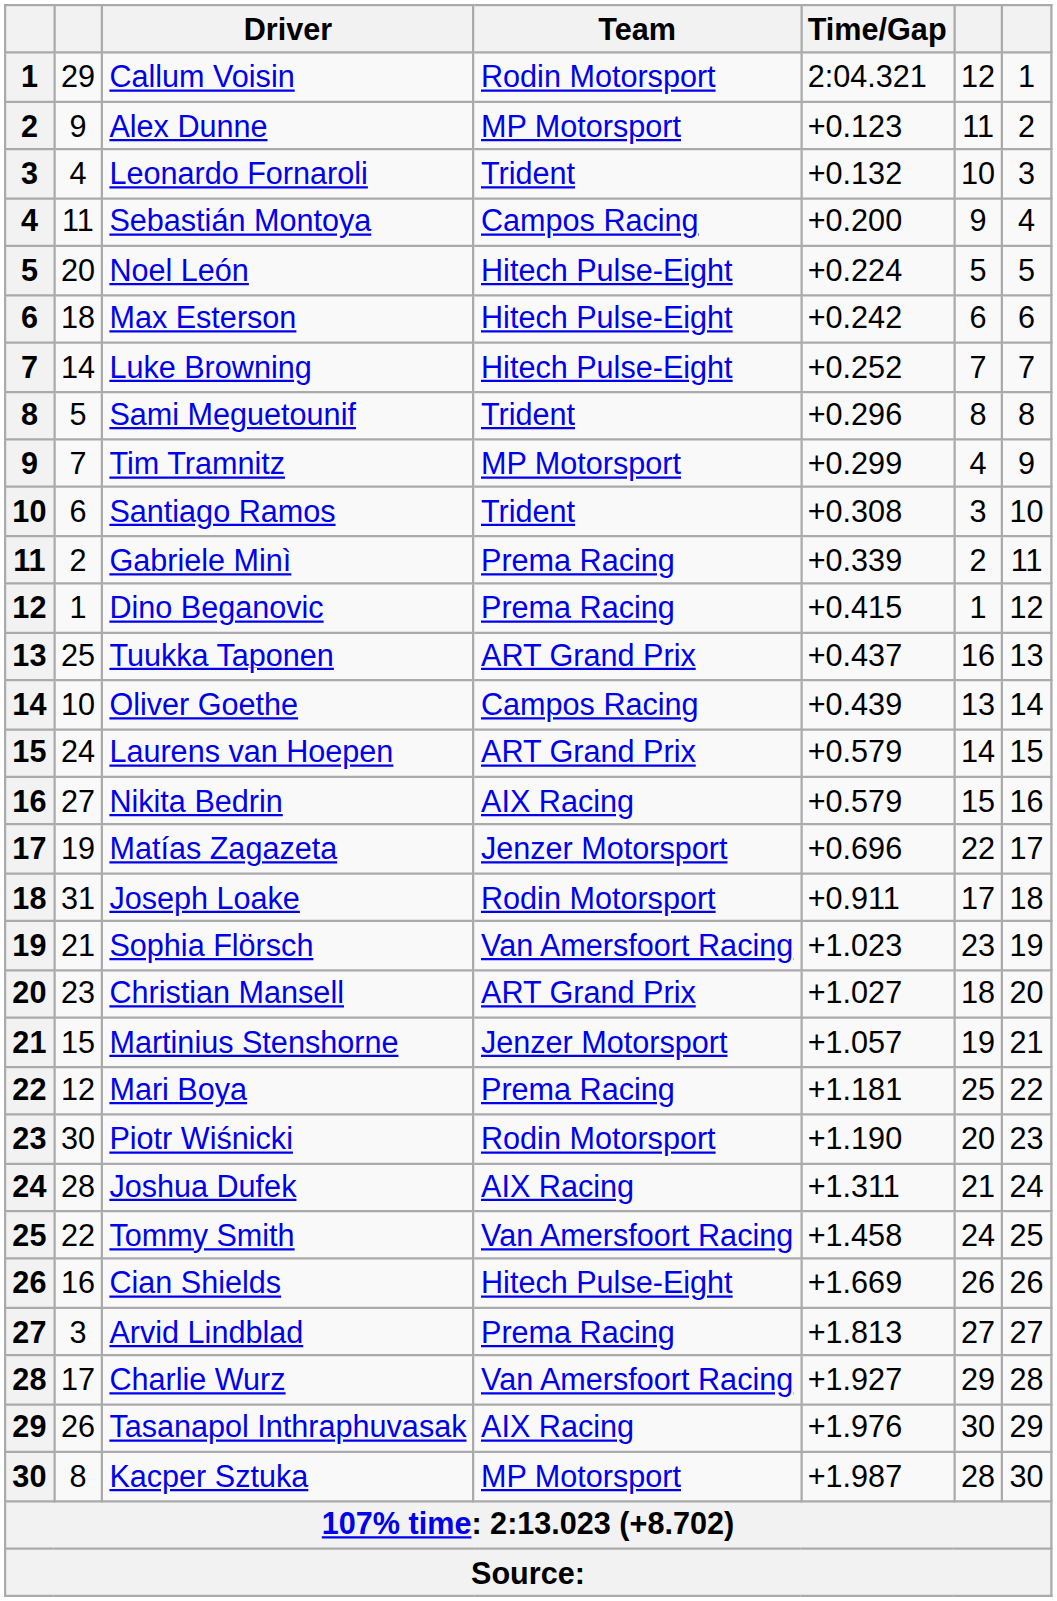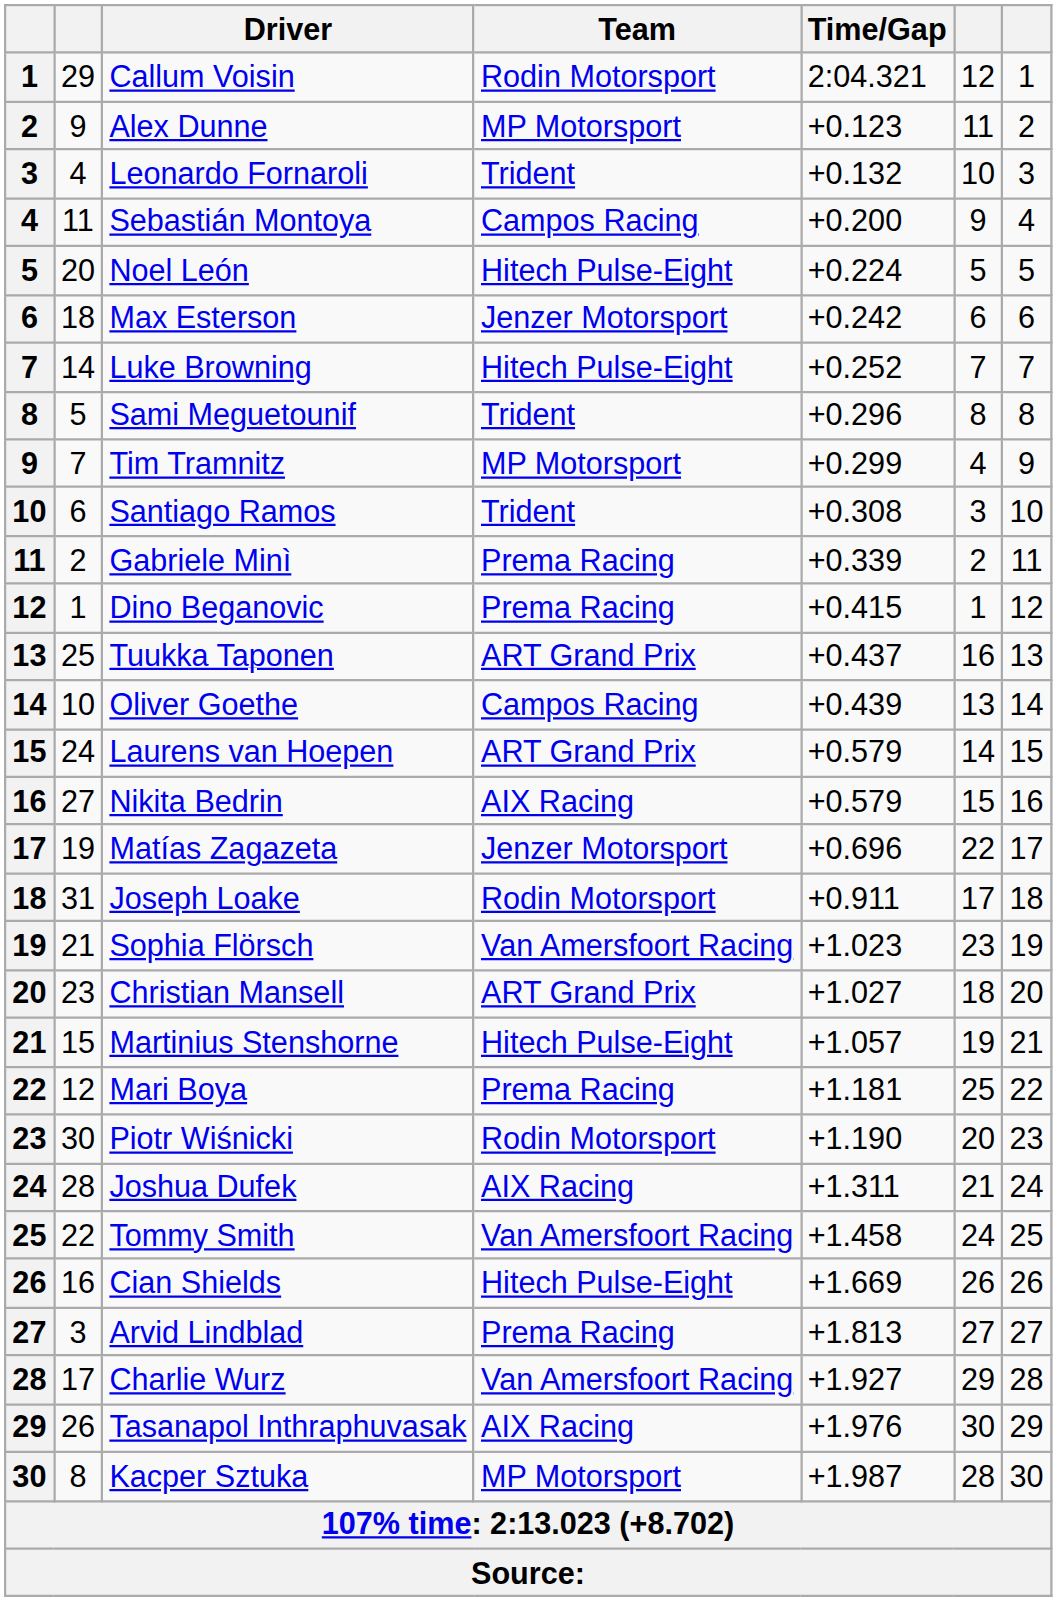(607, 318) Hitech Pulse-Eight -> (604, 318) Jenzer Motorsport
(604, 1042) Jenzer Motorsport -> (607, 1042) Hitech Pulse-Eight
